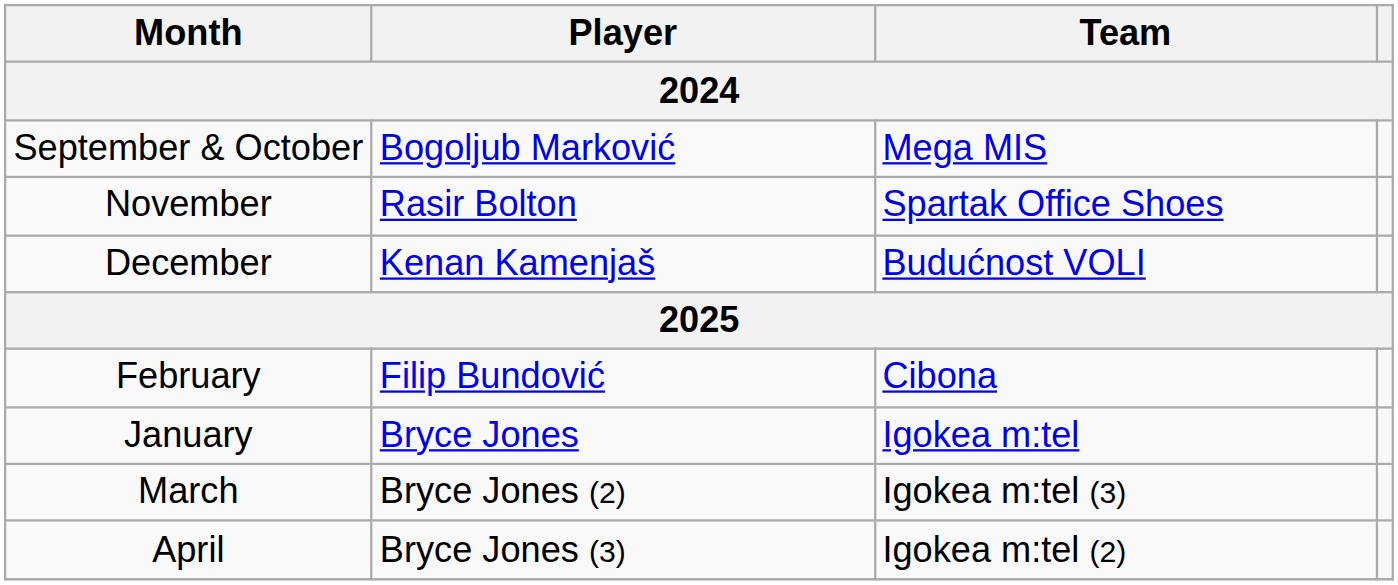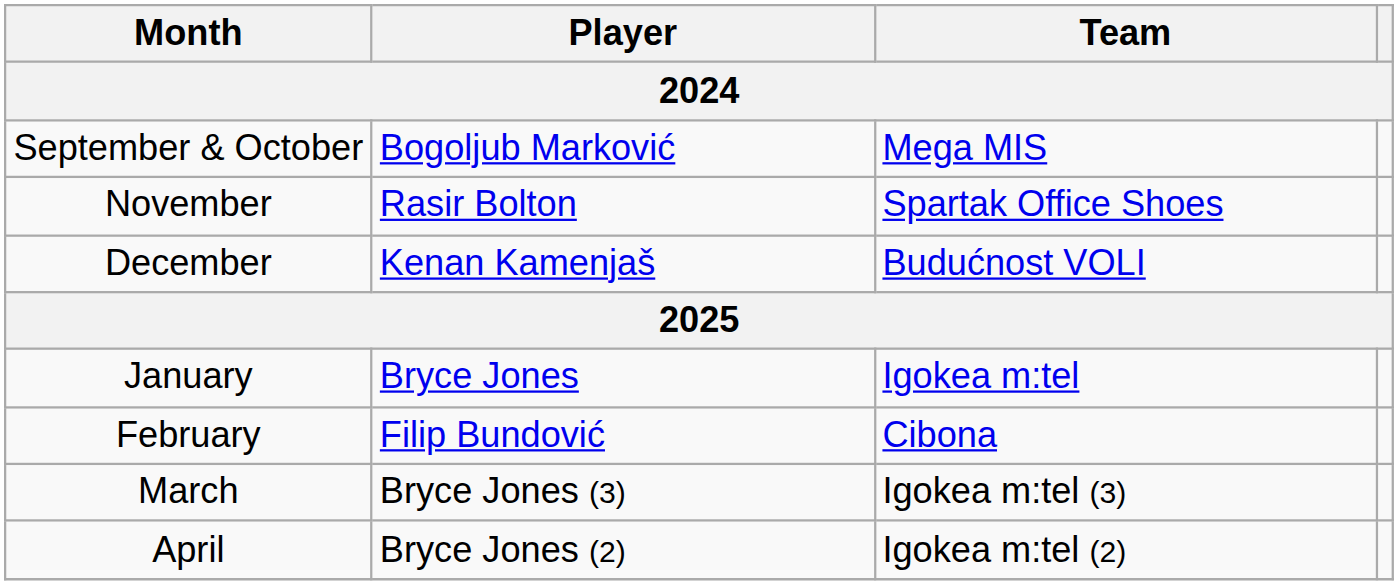rows swapped: (188, 434) <-> (188, 377)
(503, 491) Bryce Jones (2) -> (503, 491) Bryce Jones (3)
(503, 549) Bryce Jones (3) -> (503, 549) Bryce Jones (2)
